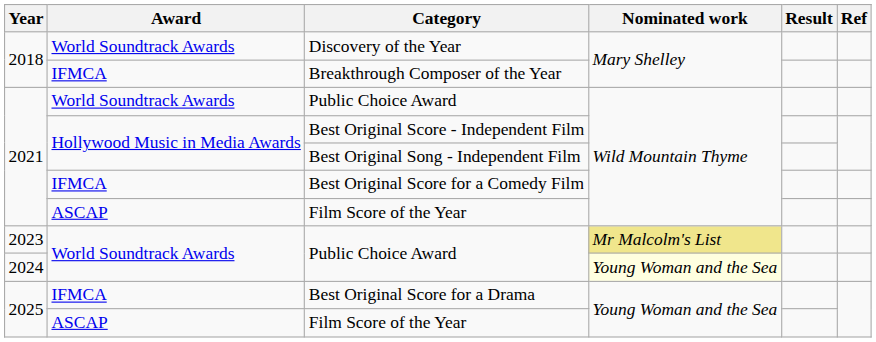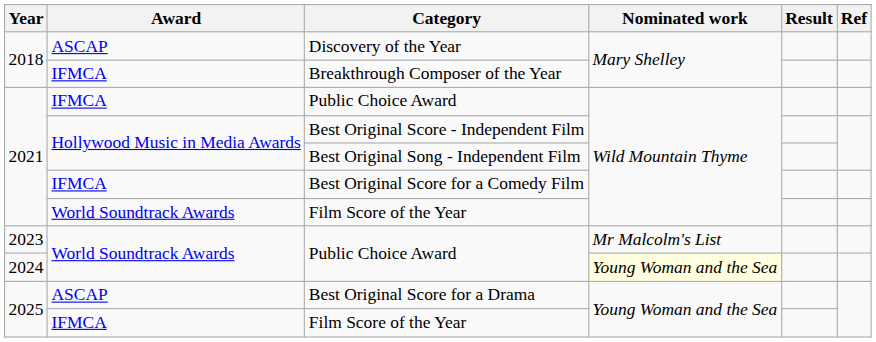(143, 45) World Soundtrack Awards -> (80, 45) ASCAP
(143, 101) World Soundtrack Awards -> (79, 101) IFMCA
(80, 211) ASCAP -> (143, 211) World Soundtrack Awards
(657, 239) khaki background -> (657, 239) no background
(79, 294) IFMCA -> (80, 294) ASCAP
(80, 322) ASCAP -> (79, 322) IFMCA
